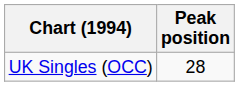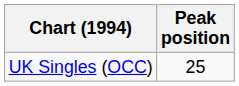(195, 66) 28 -> (195, 66) 25
